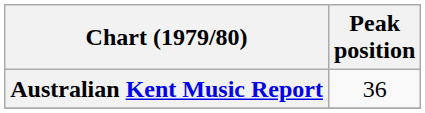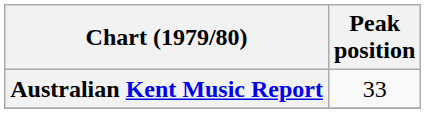(375, 88) 36 -> (375, 88) 33
